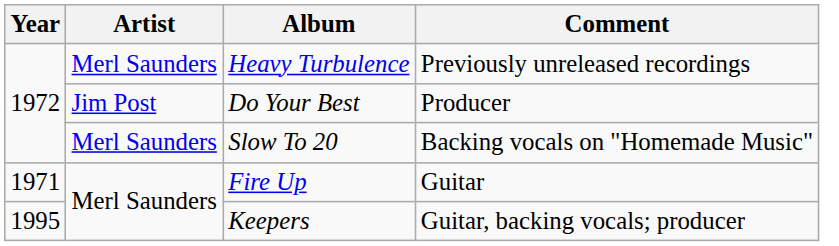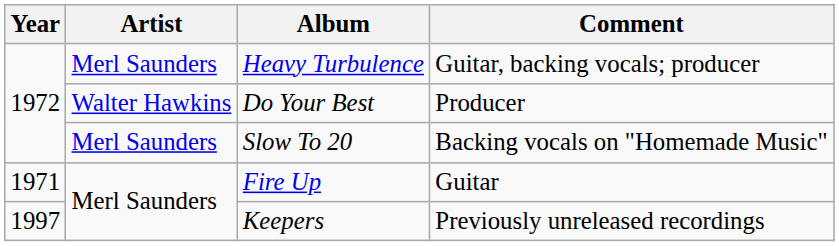(585, 63) Previously unreleased recordings -> (597, 63) Guitar, backing vocals; producer
(114, 102) Jim Post -> (151, 102) Walter Hawkins
(35, 220) 1995 -> (35, 220) 1997
(583, 220) Guitar, backing vocals; producer -> (600, 220) Previously unreleased recordings
